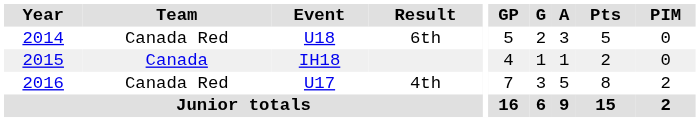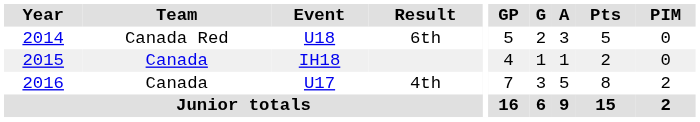(177, 83) Canada Red -> (177, 83) Canada
